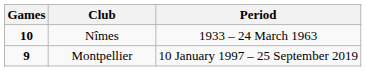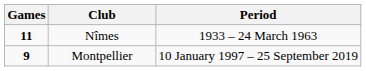(26, 35) 10 -> (26, 35) 11
